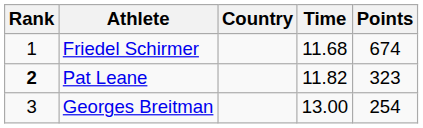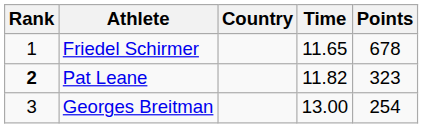(325, 48) 11.68 -> (325, 48) 11.65
(385, 48) 674 -> (385, 48) 678
